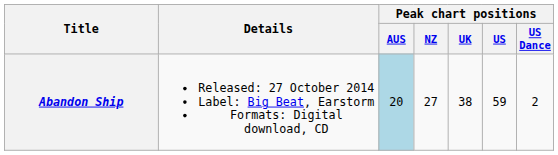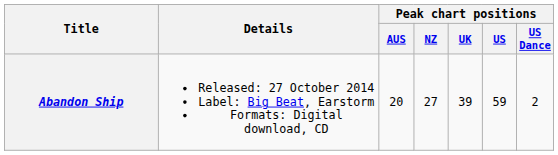(396, 102) lightblue background -> (396, 102) no background
(465, 102) 38 -> (465, 102) 39
